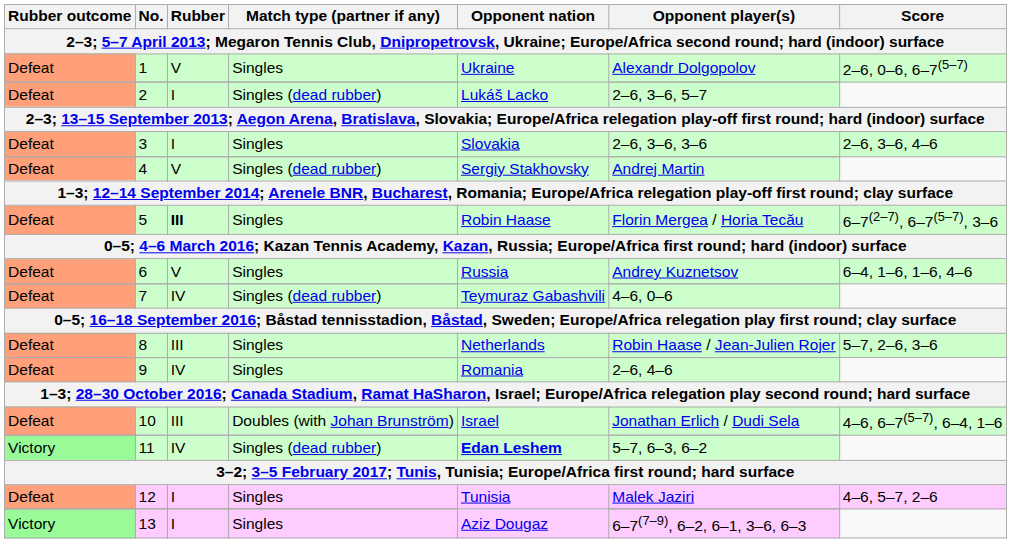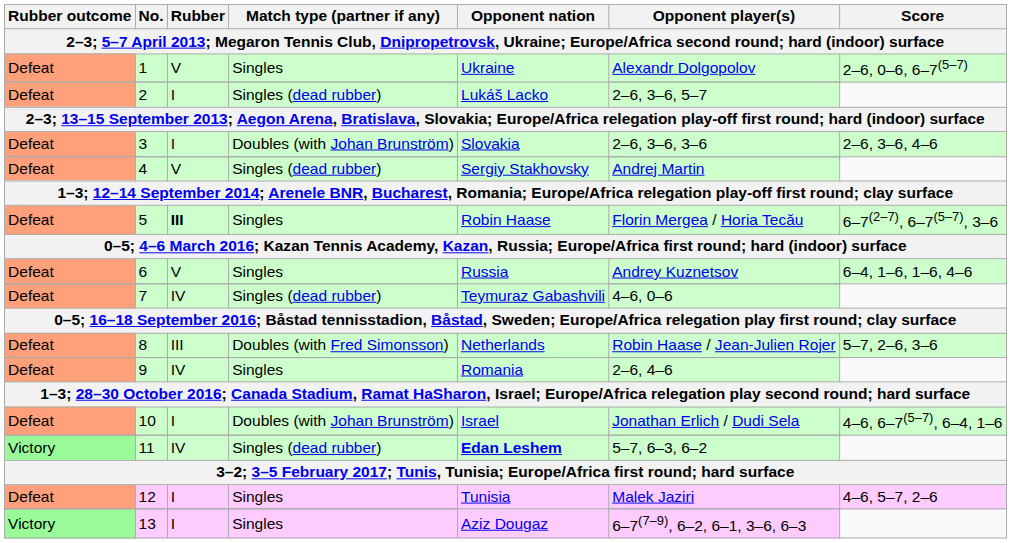(258, 144) Singles -> (343, 144) Doubles (with Johan Brunström)
(258, 345) Singles -> (340, 345) Doubles (with Fred Simonsson)
(177, 421) III -> (173, 421) I
